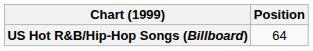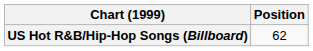(279, 35) 64 -> (279, 35) 62
